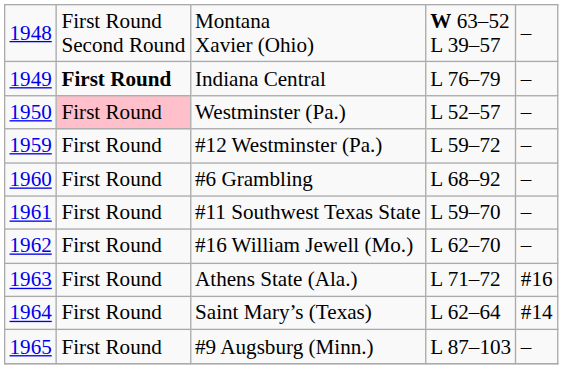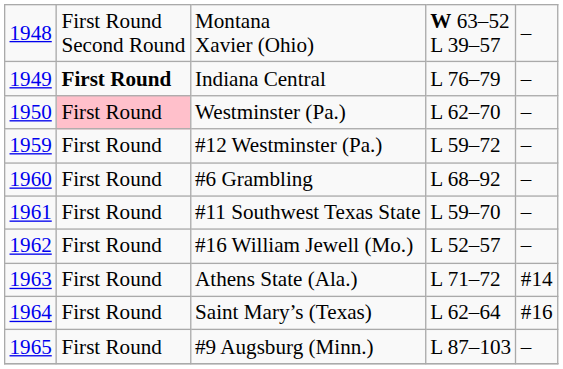(465, 111) L 52–57 -> (465, 111) L 62–70
(465, 245) L 62–70 -> (465, 245) L 52–57
(537, 279) #16 -> (537, 279) #14
(537, 312) #14 -> (537, 312) #16
